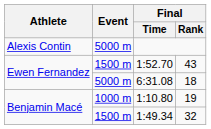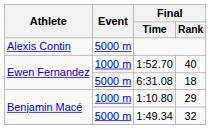(113, 64) 1500 m -> (113, 64) 1000 m
(191, 64) 43 -> (191, 64) 40
(191, 99) 19 -> (191, 99) 29
(113, 116) 1500 m -> (113, 116) 5000 m
